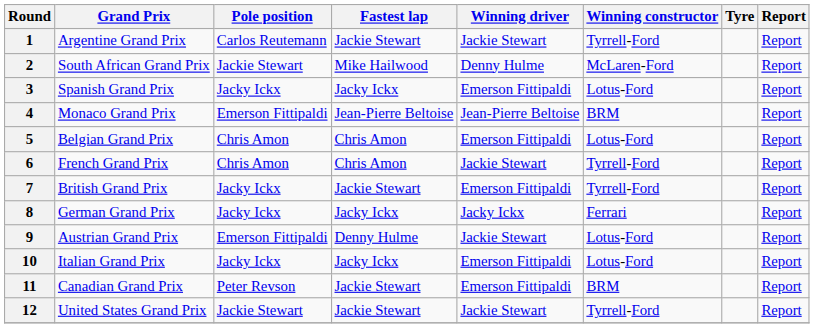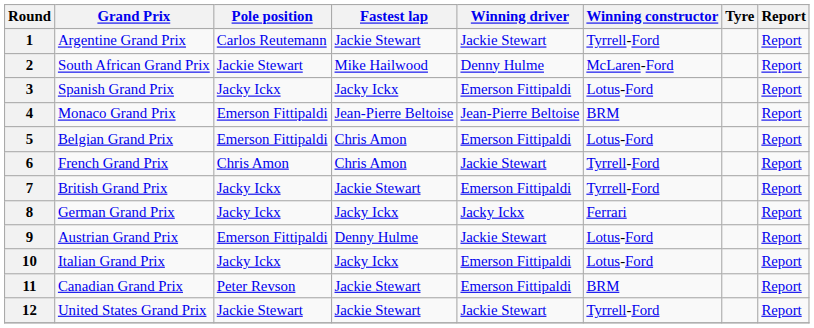(253, 138) Chris Amon -> (272, 138) Emerson Fittipaldi
